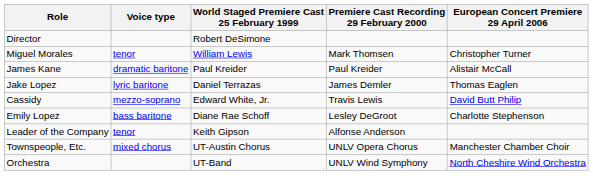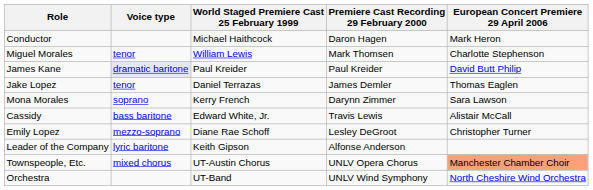+ row: (29, 38)
- row: (24, 38)
(490, 54) Christopher Turner -> (497, 54) Charlotte Stephenson
(151, 69) no background -> (151, 69) lavender background
(481, 69) Alistair McCall -> (485, 69) David Butt Philip
(141, 85) lyric baritone -> (124, 85) tenor
+ row: (37, 100)
(147, 100) mezzo-soprano -> (142, 116) bass baritone
(485, 100) David Butt Philip -> (481, 116) Alistair McCall
(142, 116) bass baritone -> (147, 131) mezzo-soprano
(497, 116) Charlotte Stephenson -> (490, 131) Christopher Turner
(124, 131) tenor -> (141, 147) lyric baritone
(510, 147) no background -> (510, 162) lightsalmon background
